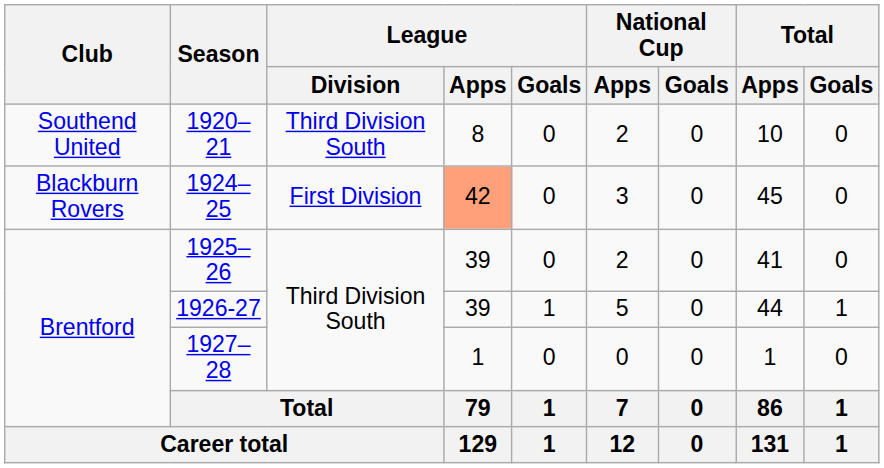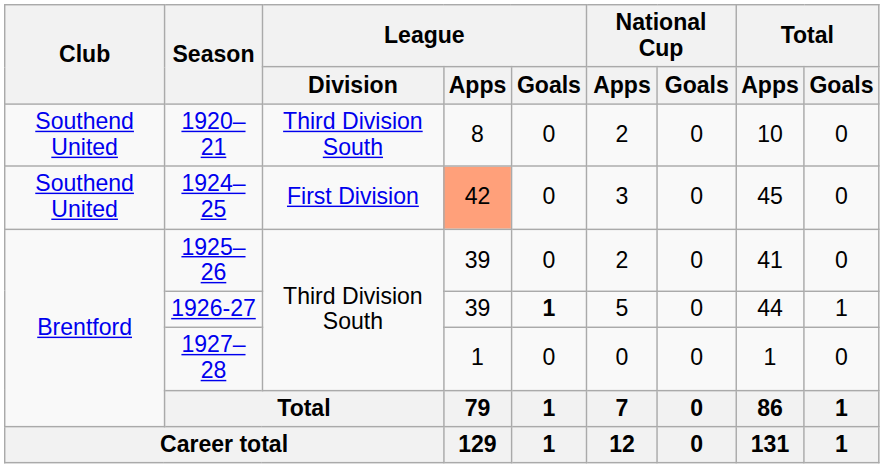(87, 197) Blackburn Rovers -> (85, 197) Southend United
(549, 309) normal -> (549, 309) bold
